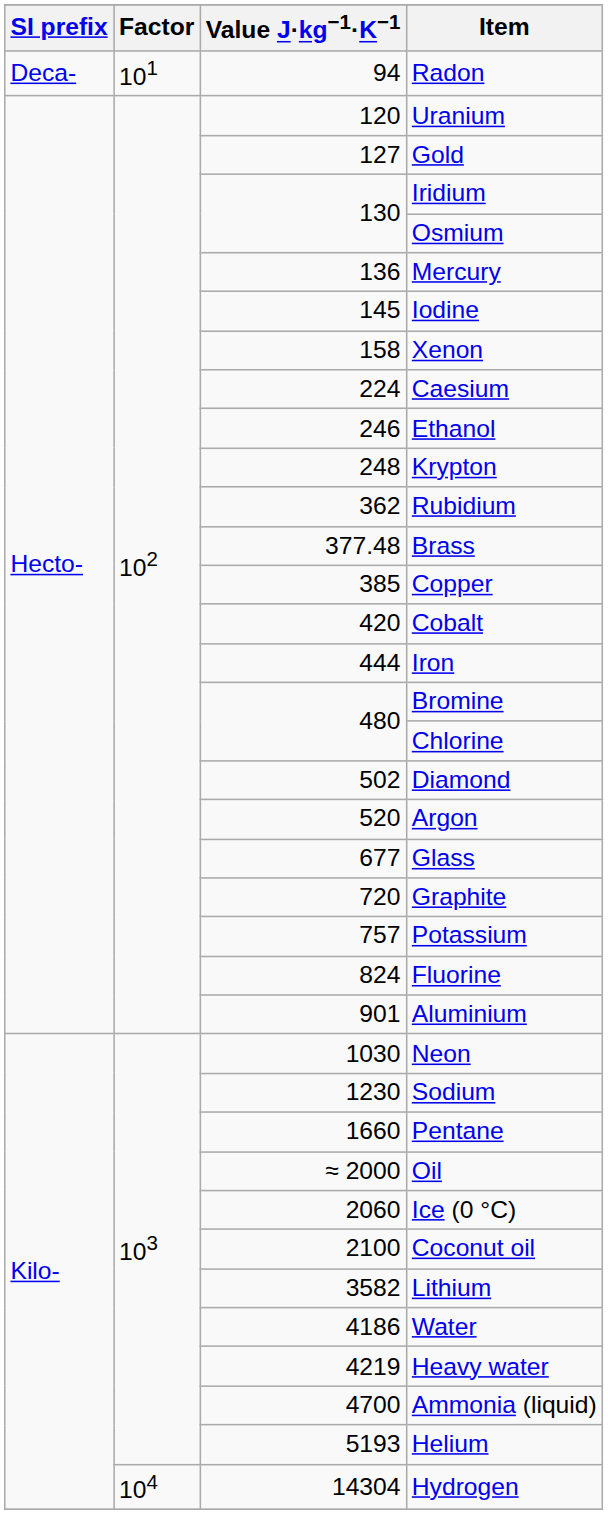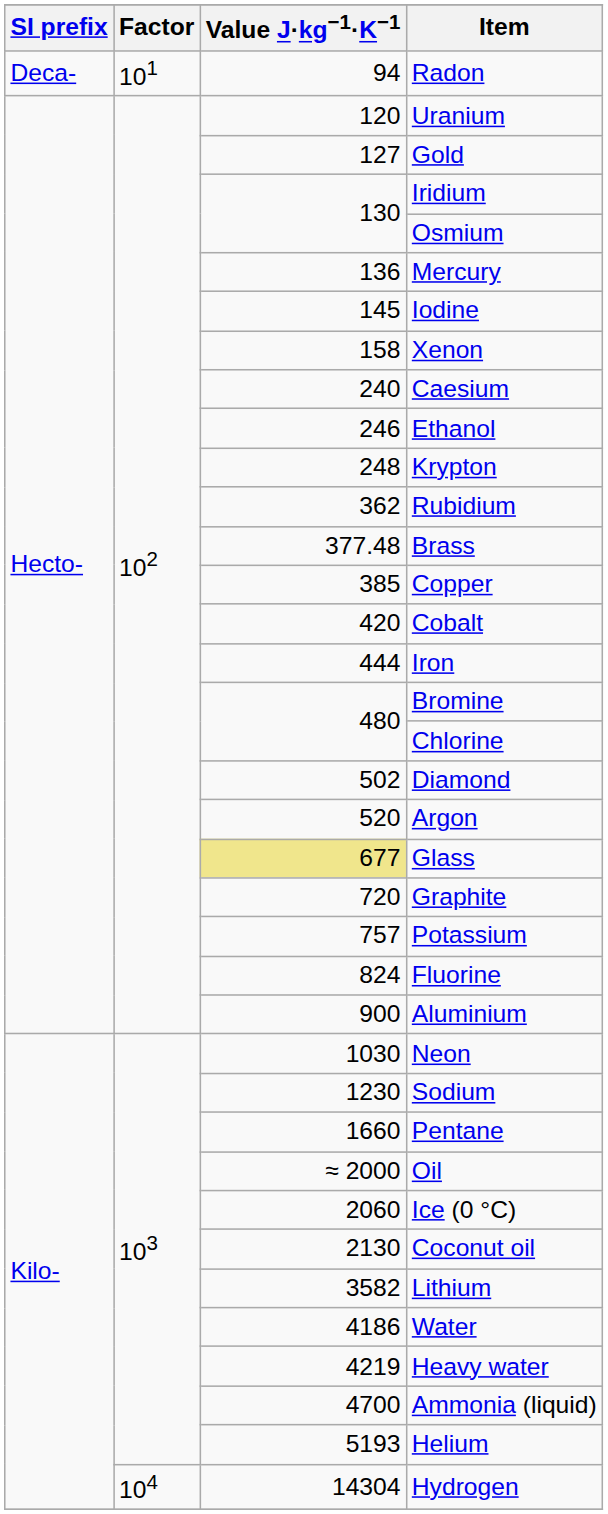(380, 389) 224 -> (380, 389) 240
(380, 857) no background -> (380, 857) khaki background
(380, 1014) 901 -> (380, 1014) 900
(373, 1248) 2100 -> (373, 1248) 2130
